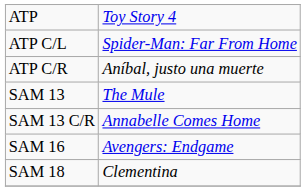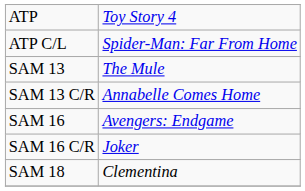- row: (38, 69)
+ row: (52, 146)
